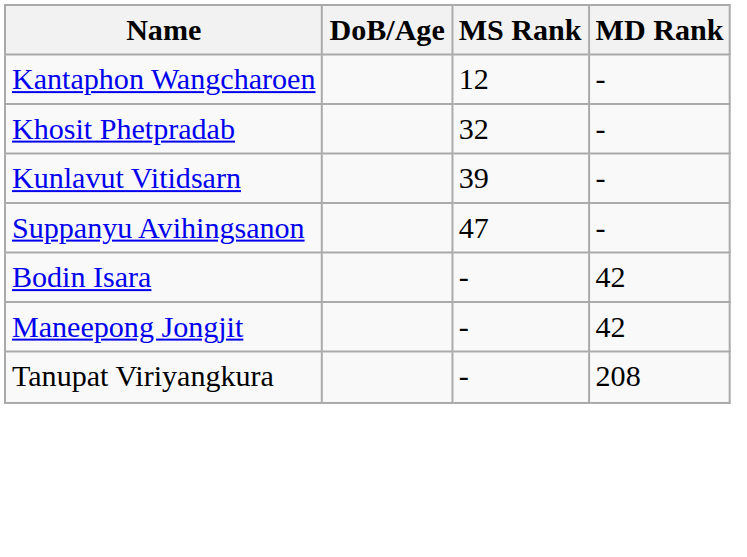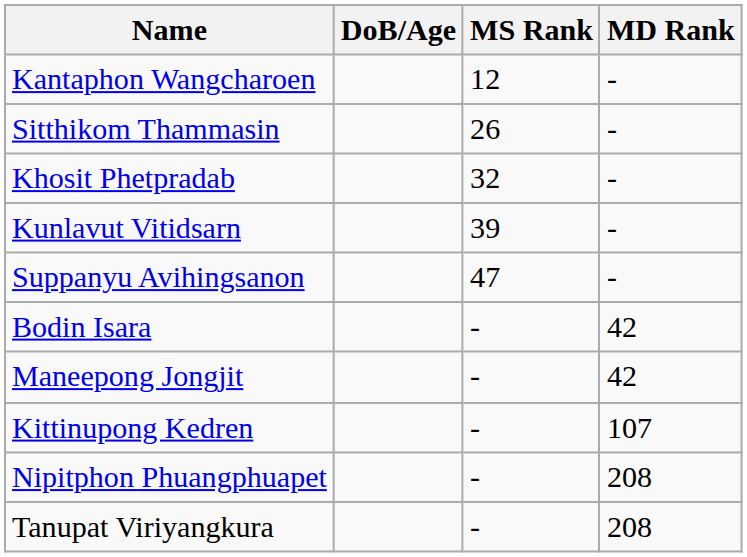+ row: (146, 128)
+ row: (133, 426)
+ row: (169, 476)
